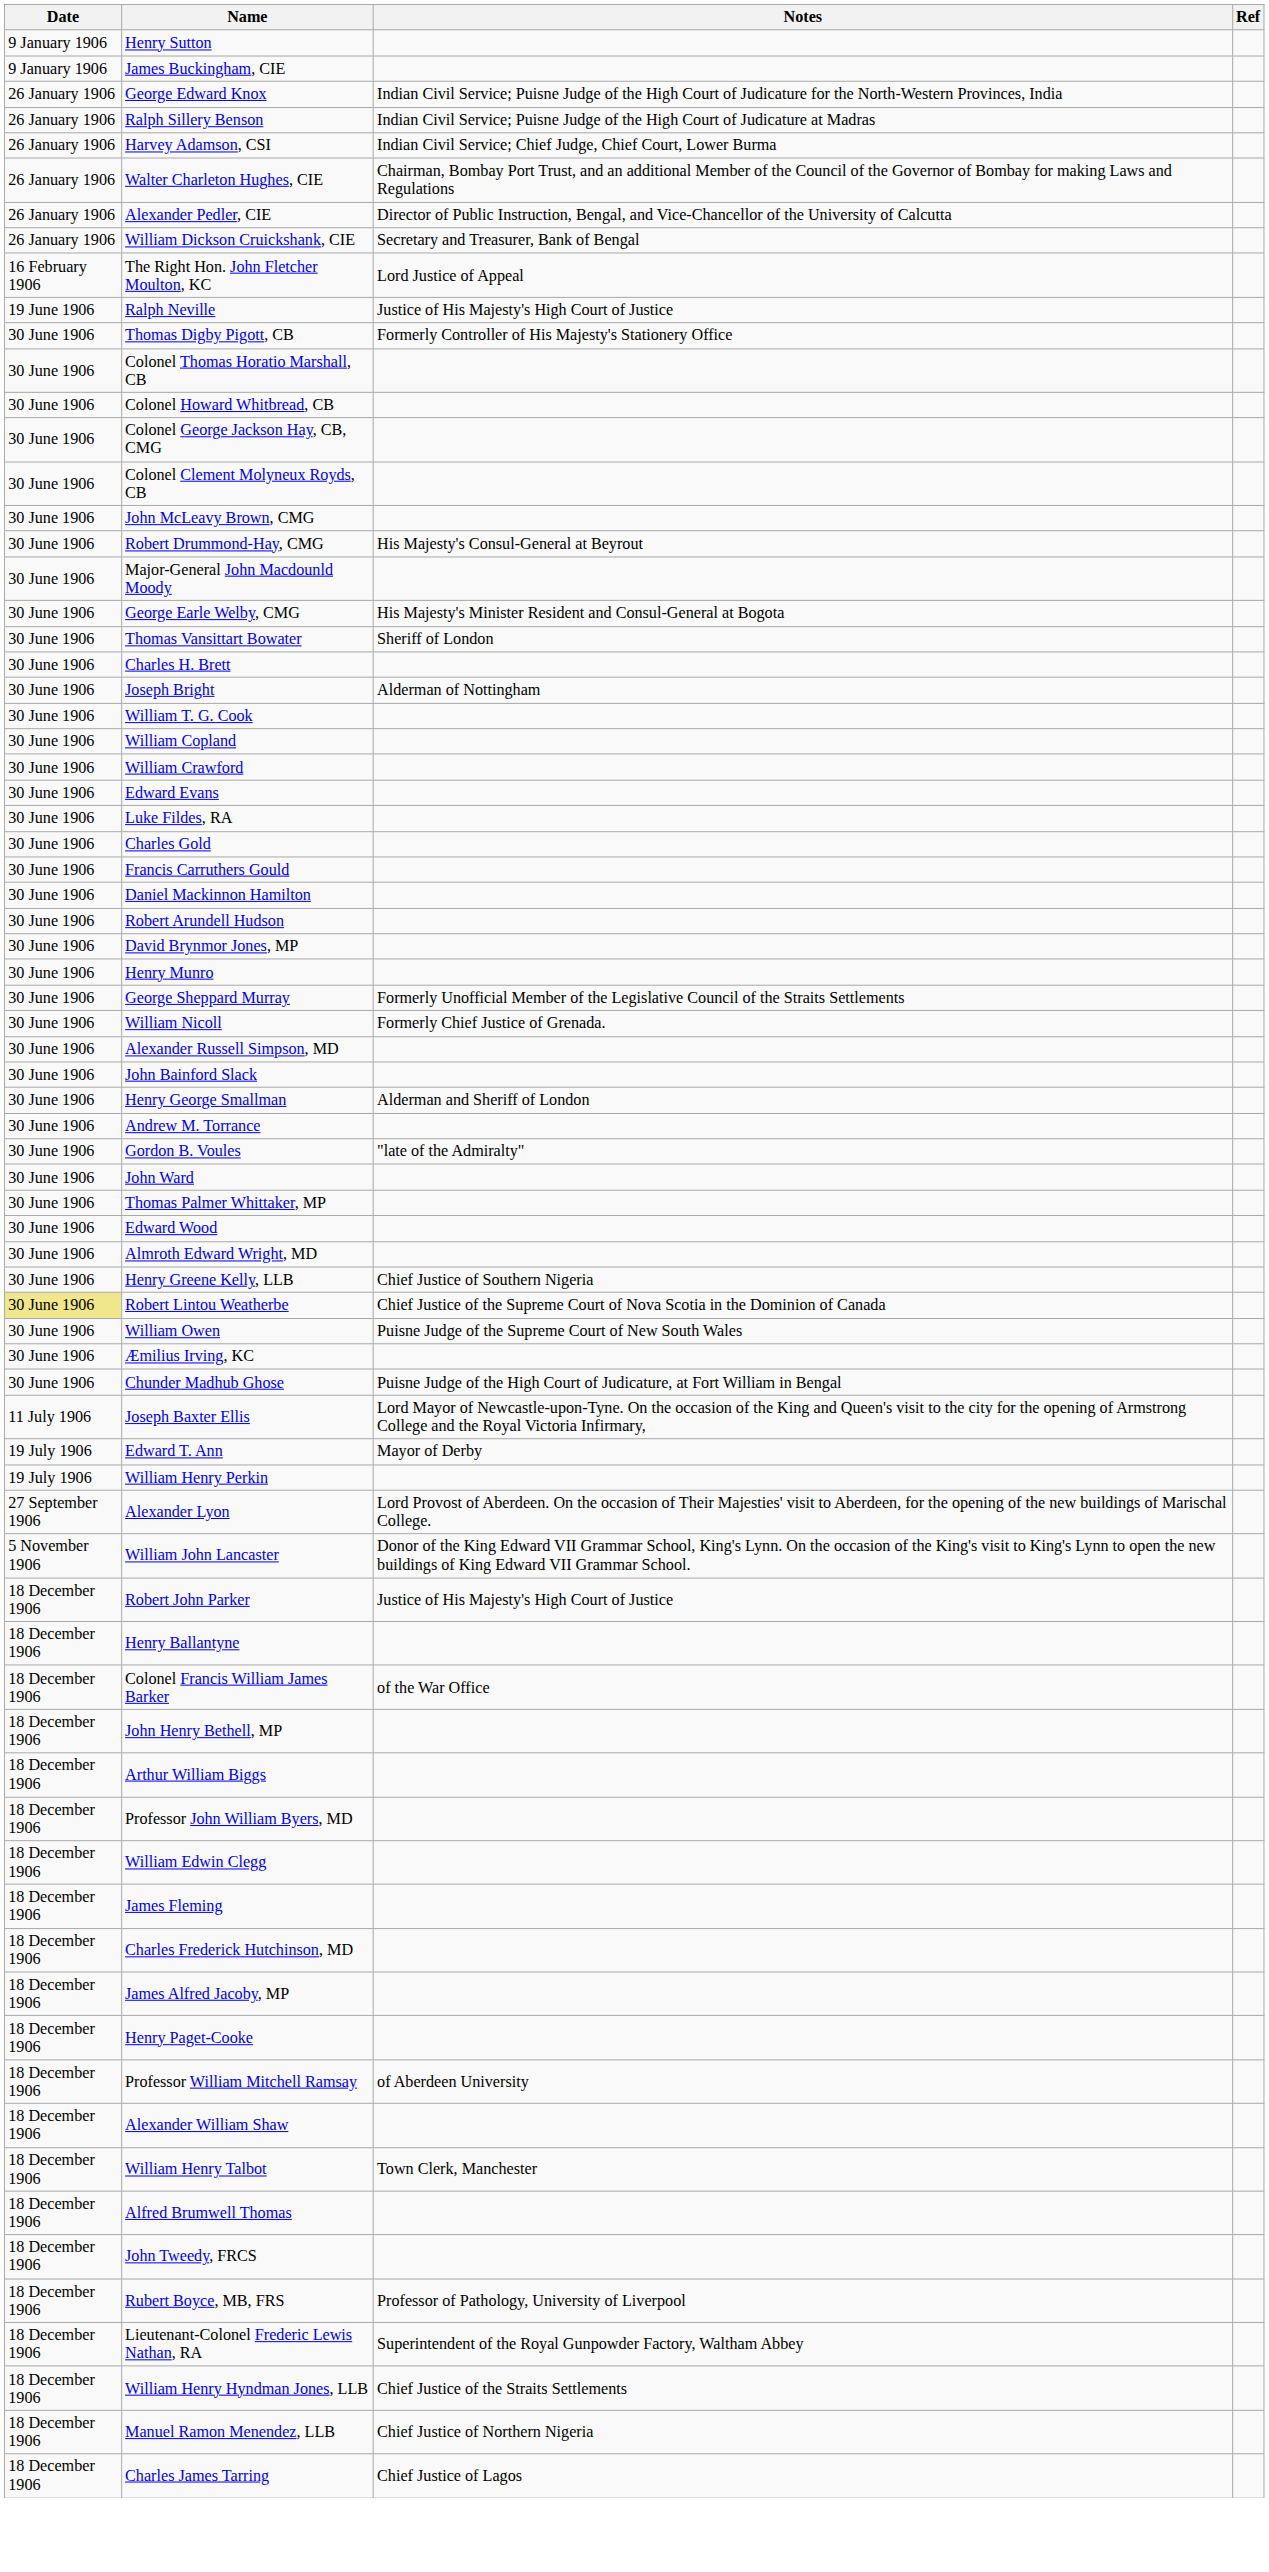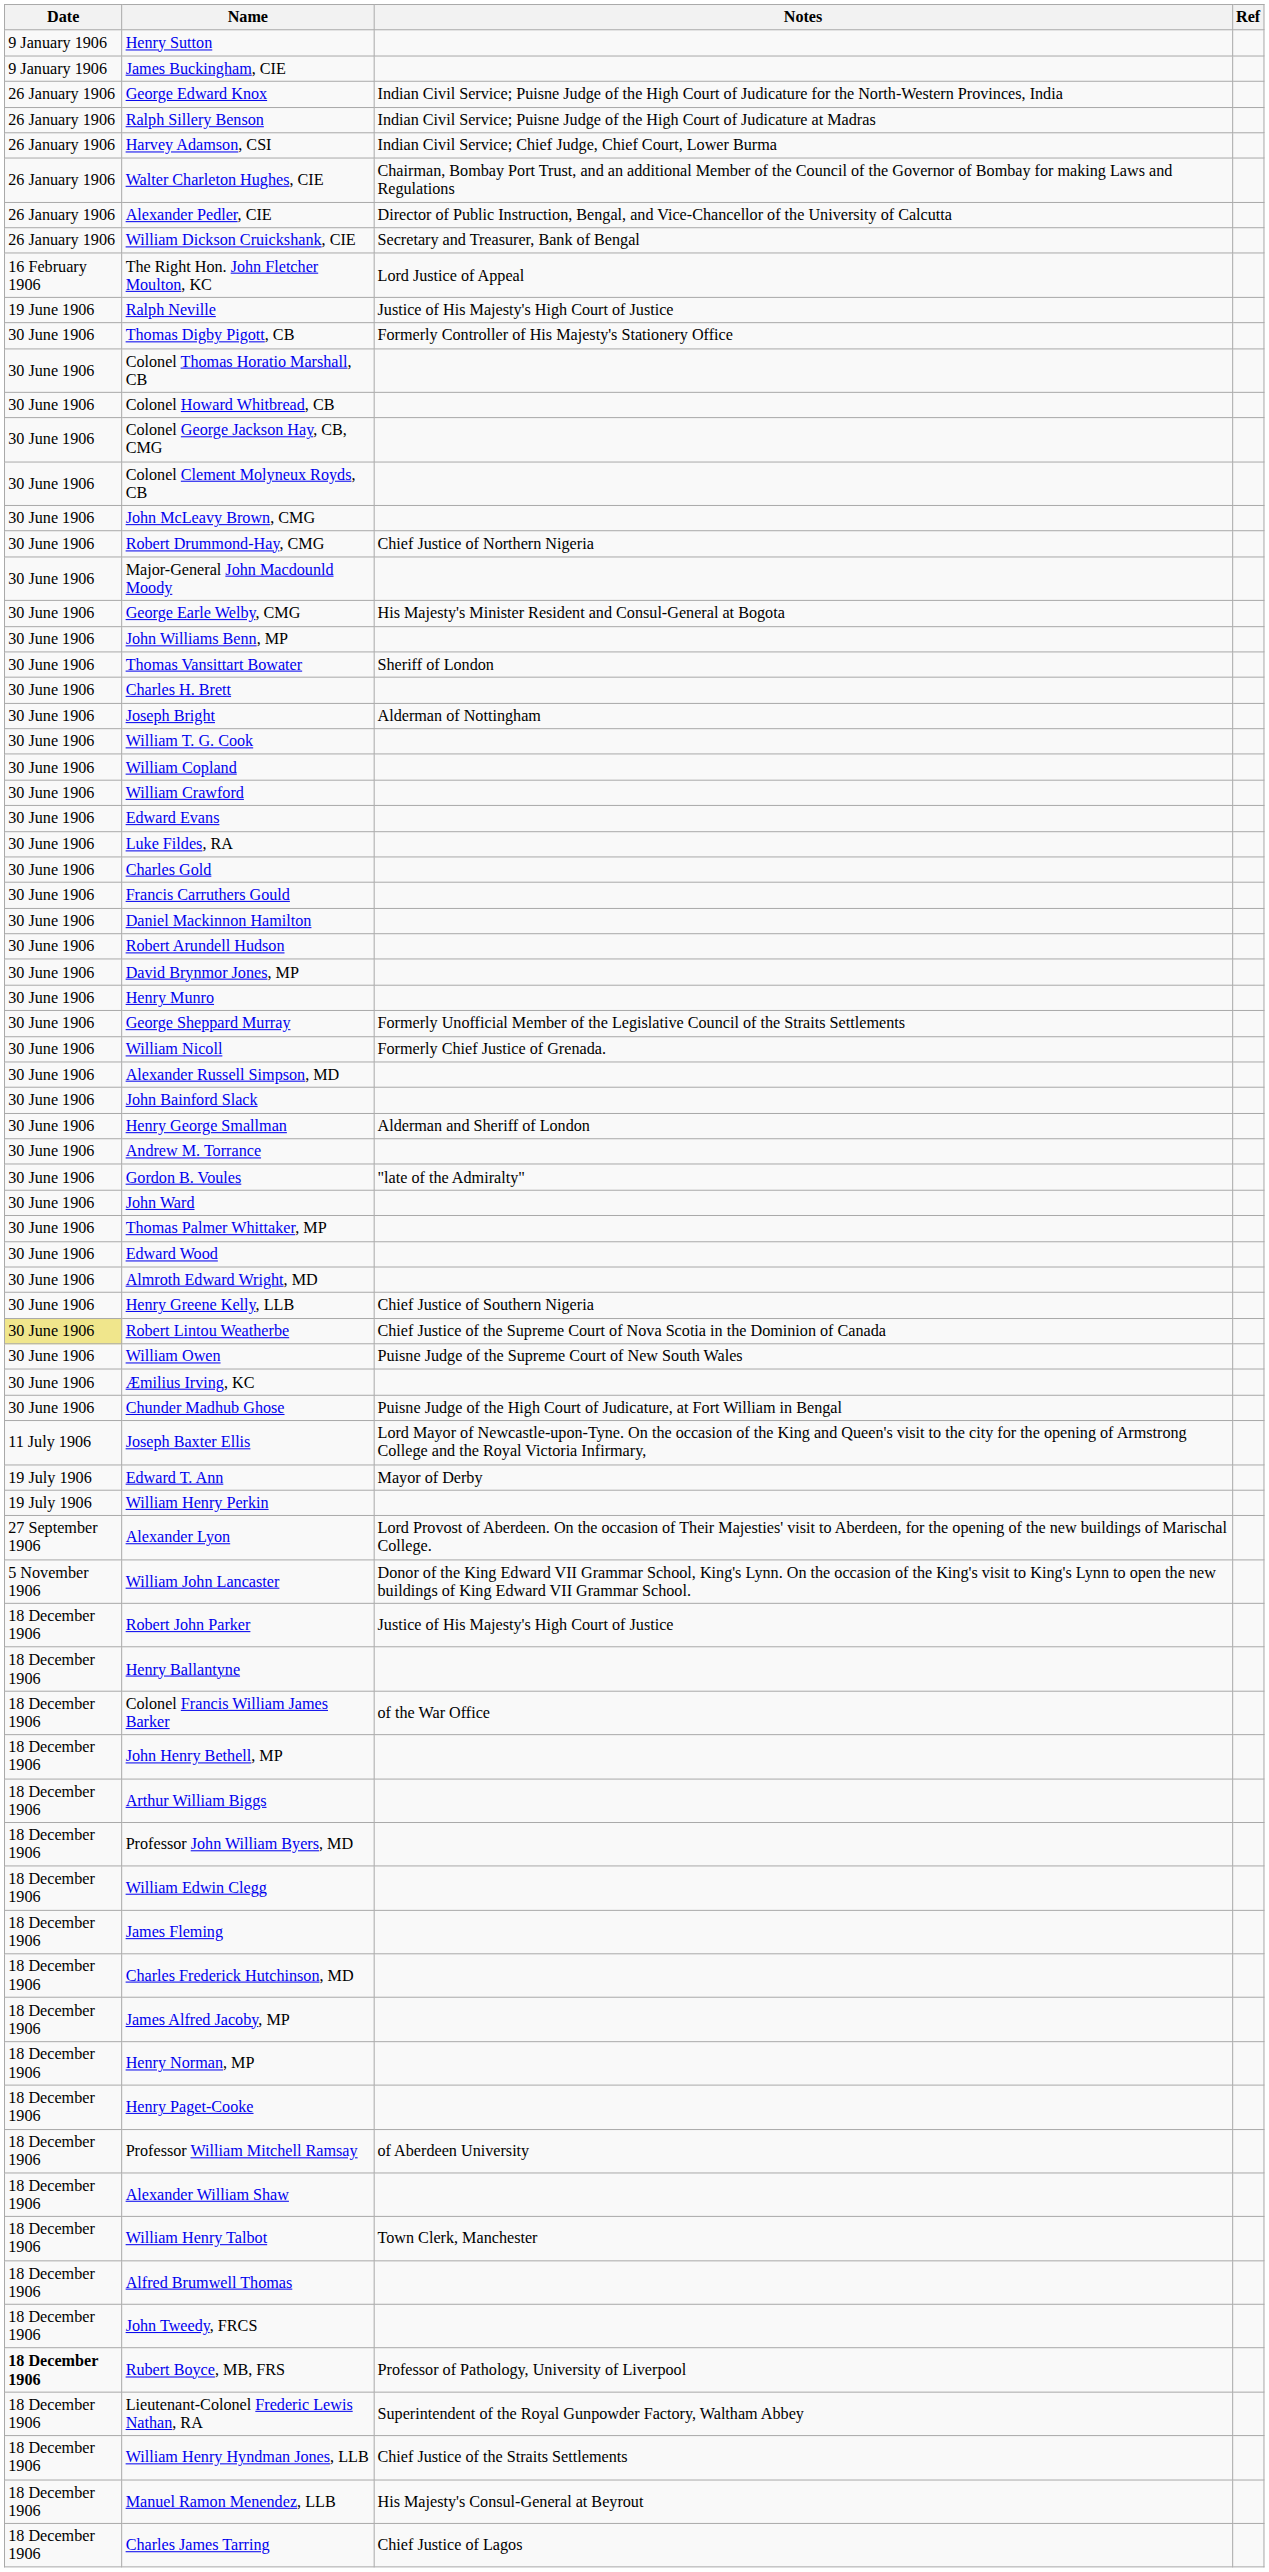(510, 543) His Majesty's Consul-General at Beyrout -> (486, 543) Chief Justice of Northern Nigeria
+ row: (207, 638)
+ row: (190, 2063)
(52, 2300) normal -> (53, 2369) bold
(485, 2431) Chief Justice of Northern Nigeria -> (510, 2501) His Majesty's Consul-General at Beyrout
